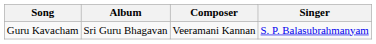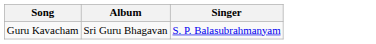- column: (214, 13)
